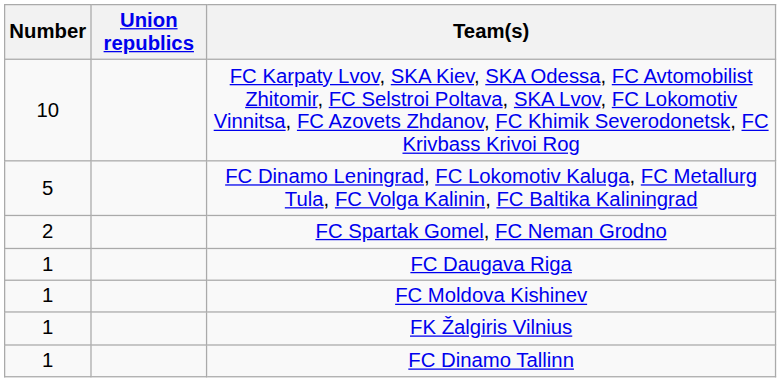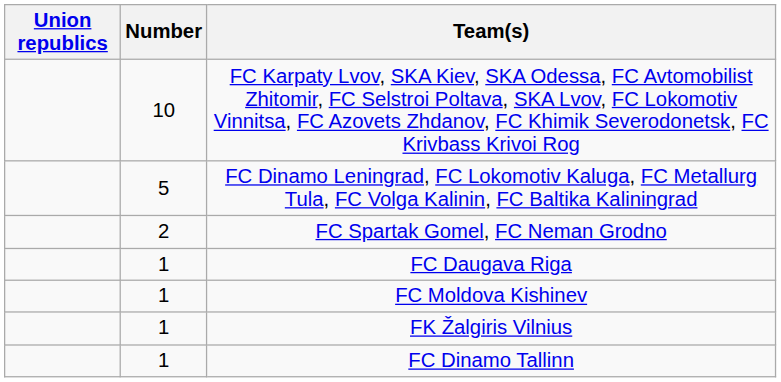columns swapped: (48, 32) <-> (149, 32)
